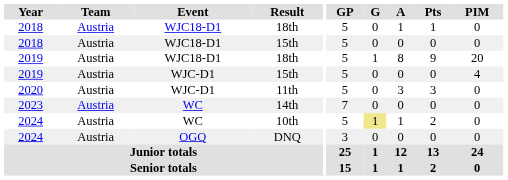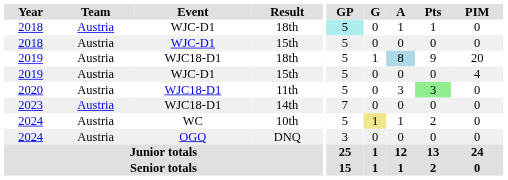(193, 27) WJC18-D1 -> (193, 27) WJC-D1
(345, 27) no background -> (345, 27) paleturquoise background
(193, 43) WJC18-D1 -> (193, 43) WJC-D1
(401, 58) no background -> (401, 58) lightblue background
(193, 89) WJC-D1 -> (193, 89) WJC18-D1
(433, 89) no background -> (433, 89) lightgreen background
(193, 105) WC -> (193, 105) WJC18-D1
